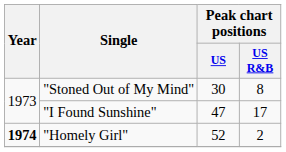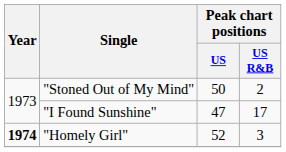(218, 89) 30 -> (218, 89) 50
(260, 89) 8 -> (260, 89) 2
(260, 135) 2 -> (260, 135) 3
